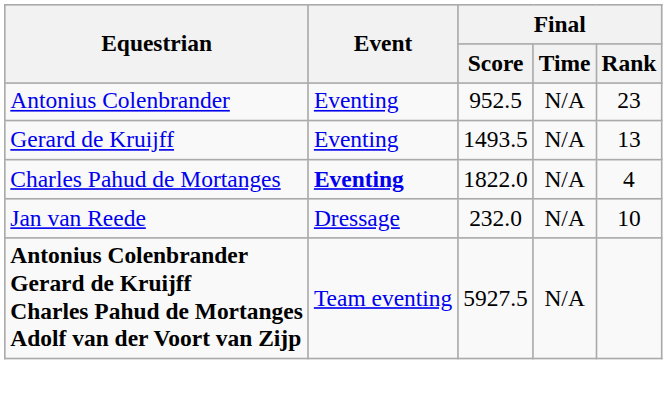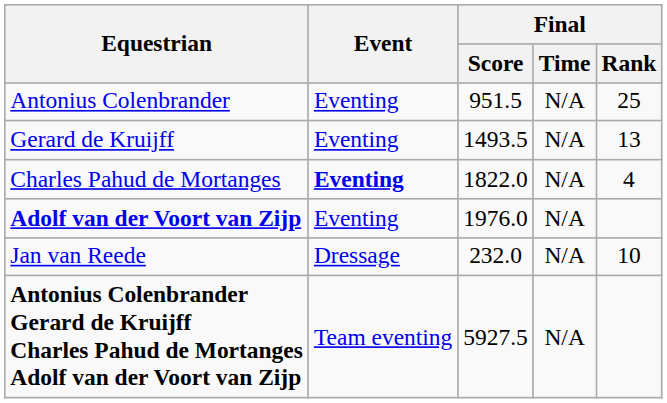(496, 101) 952.5 -> (496, 101) 951.5
(629, 101) 23 -> (629, 101) 25
+ row: (156, 217)
